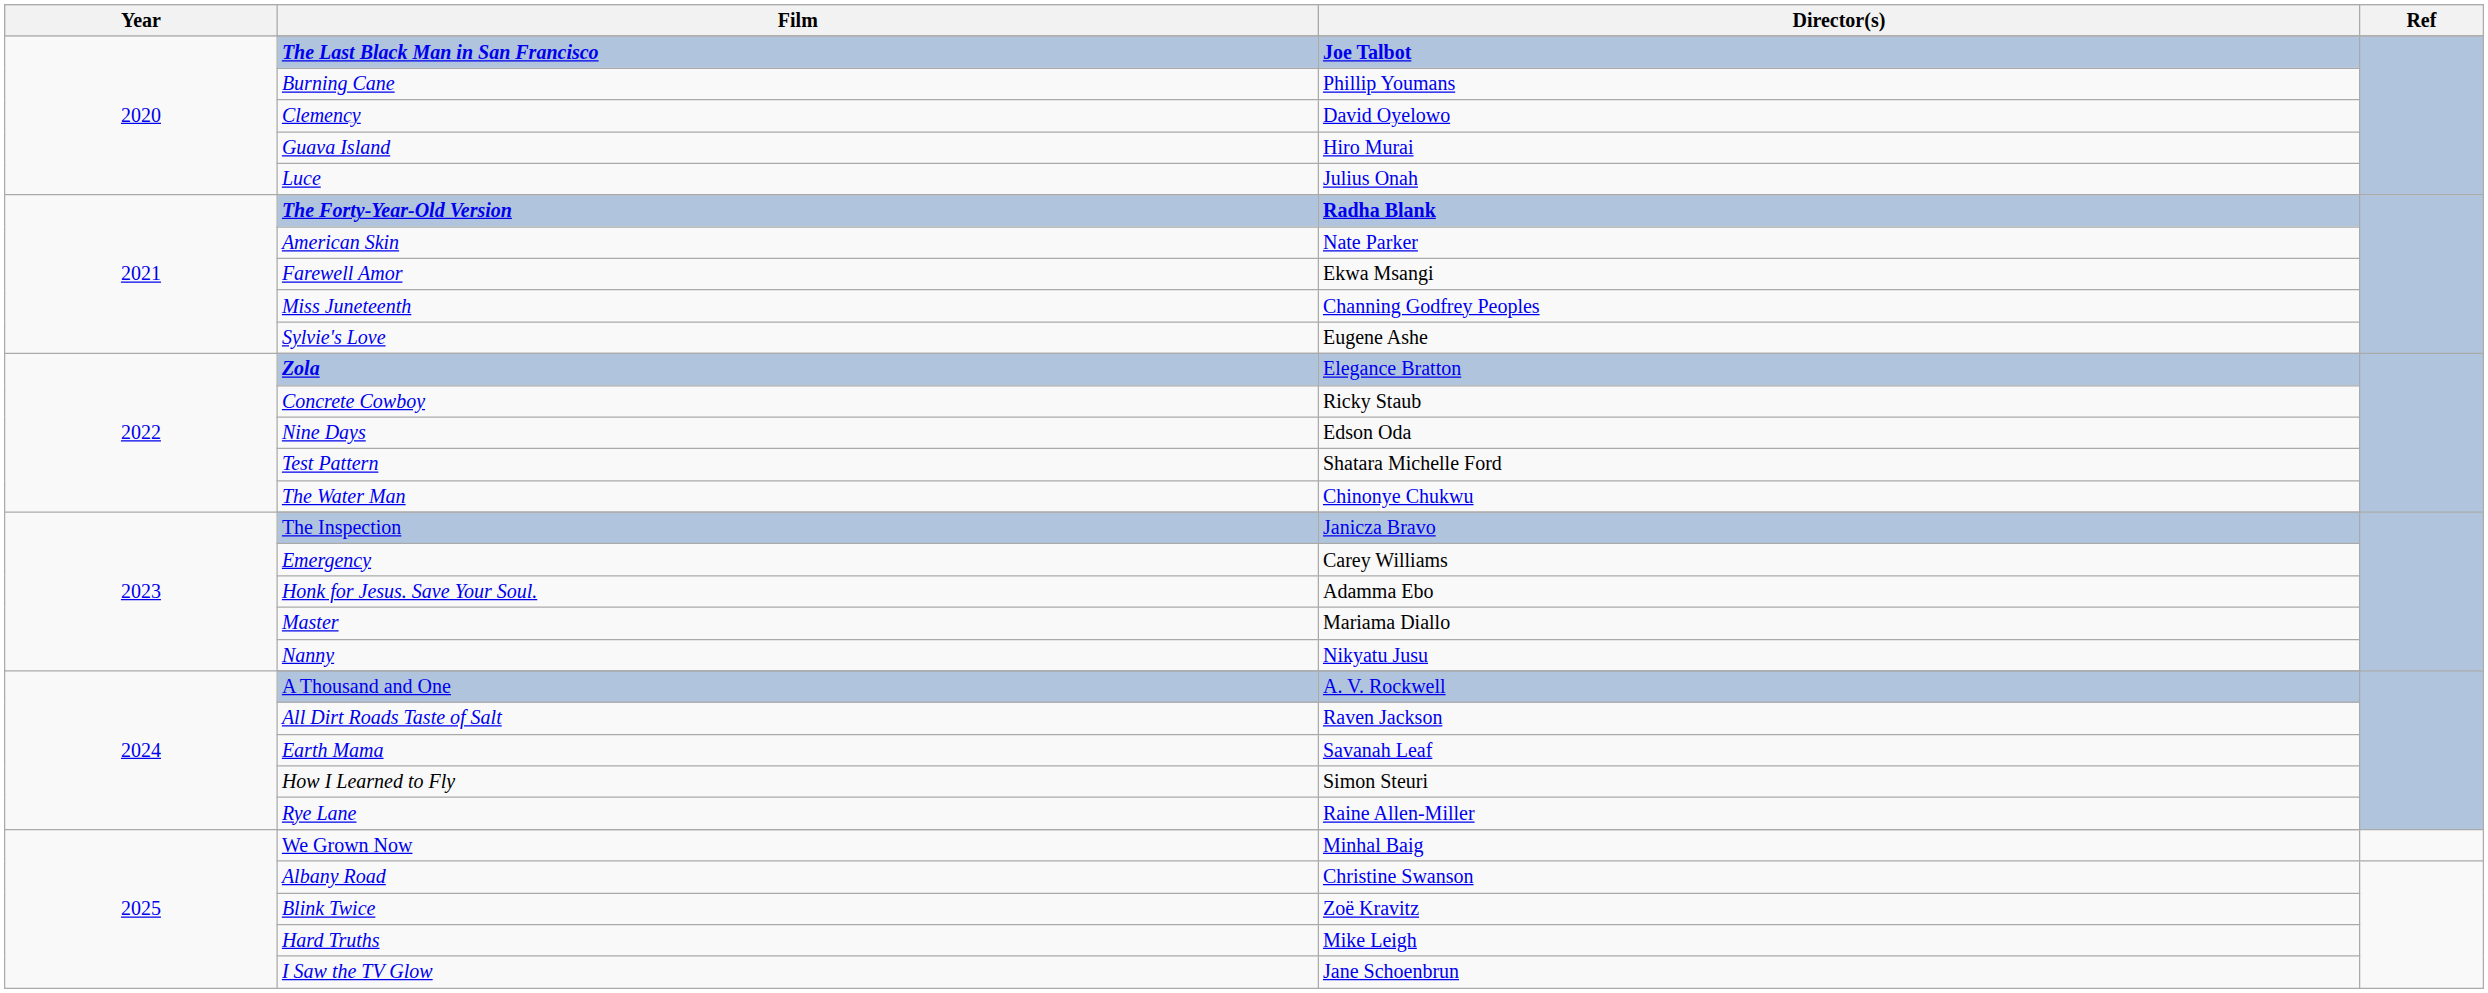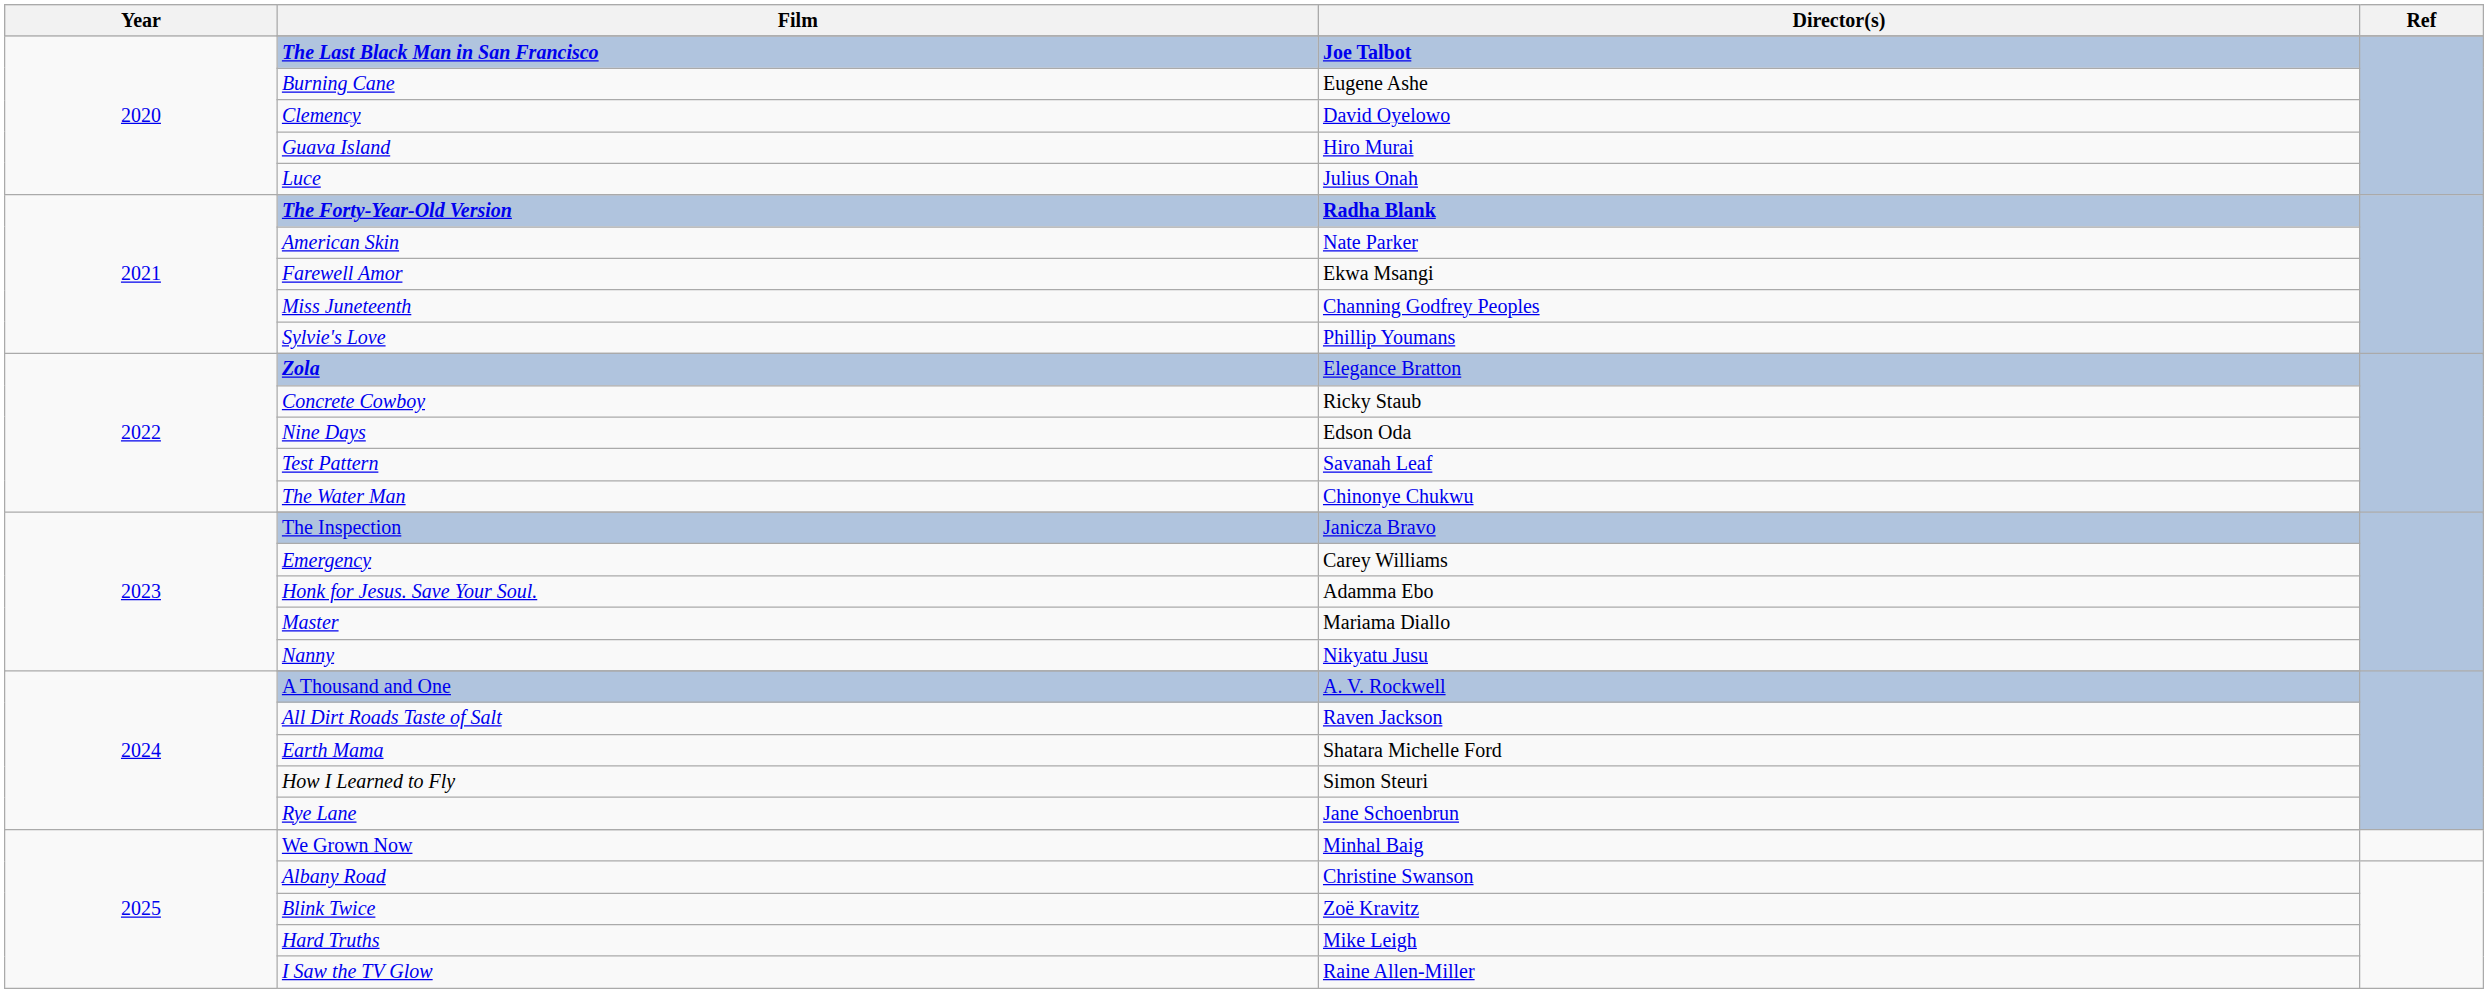(1389, 83) Phillip Youmans -> (1375, 83) Eugene Ashe
(1375, 337) Eugene Ashe -> (1389, 337) Phillip Youmans
(1412, 464) Shatara Michelle Ford -> (1378, 464) Savanah Leaf
(1378, 749) Savanah Leaf -> (1412, 749) Shatara Michelle Ford
(1399, 813) Raine Allen-Miller -> (1391, 813) Jane Schoenbrun
(1391, 971) Jane Schoenbrun -> (1399, 971) Raine Allen-Miller
